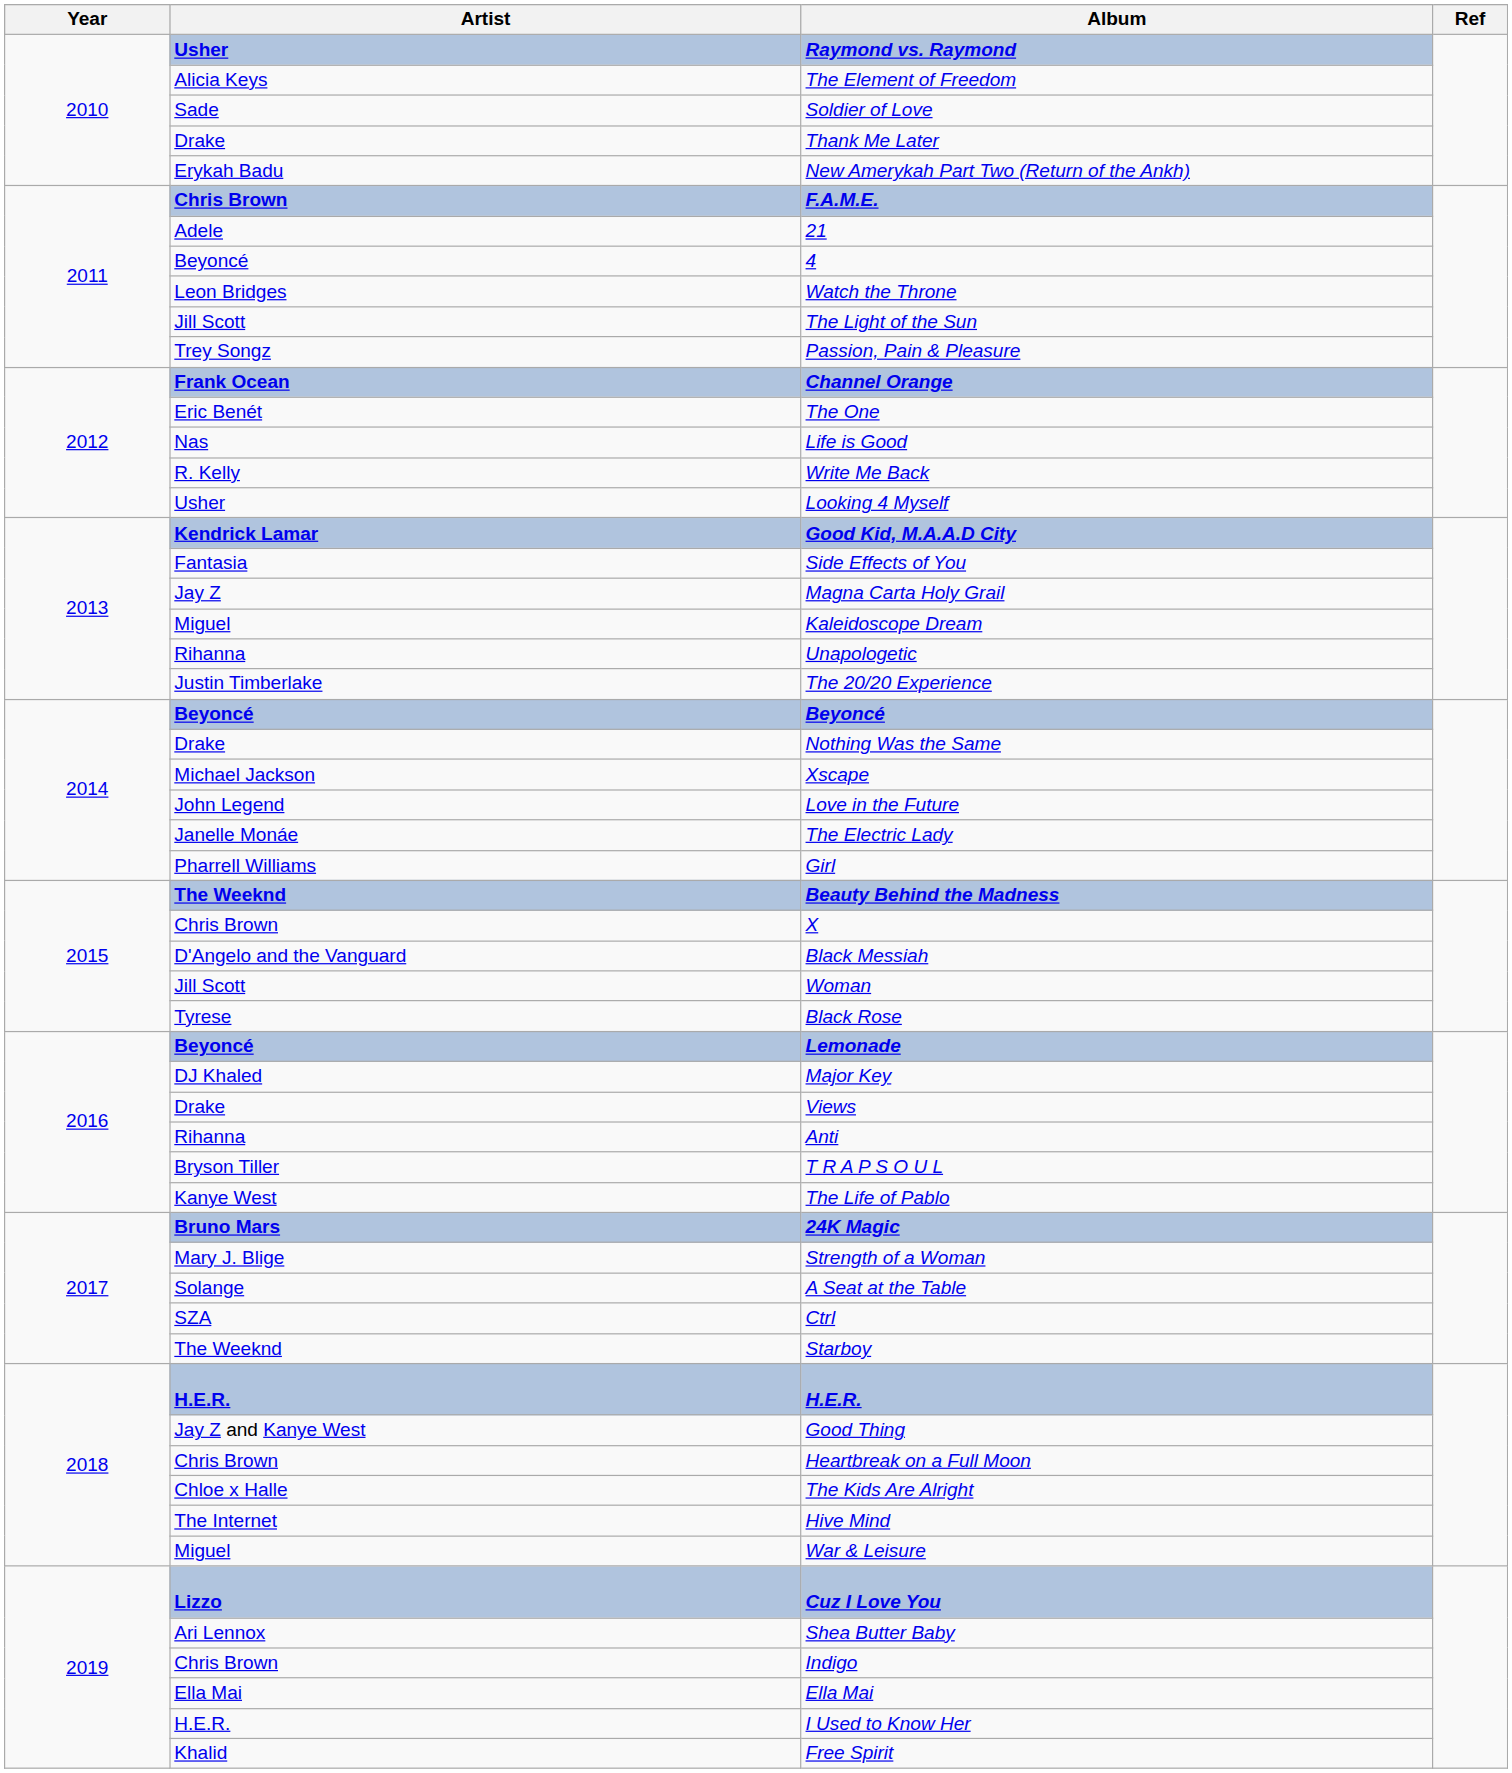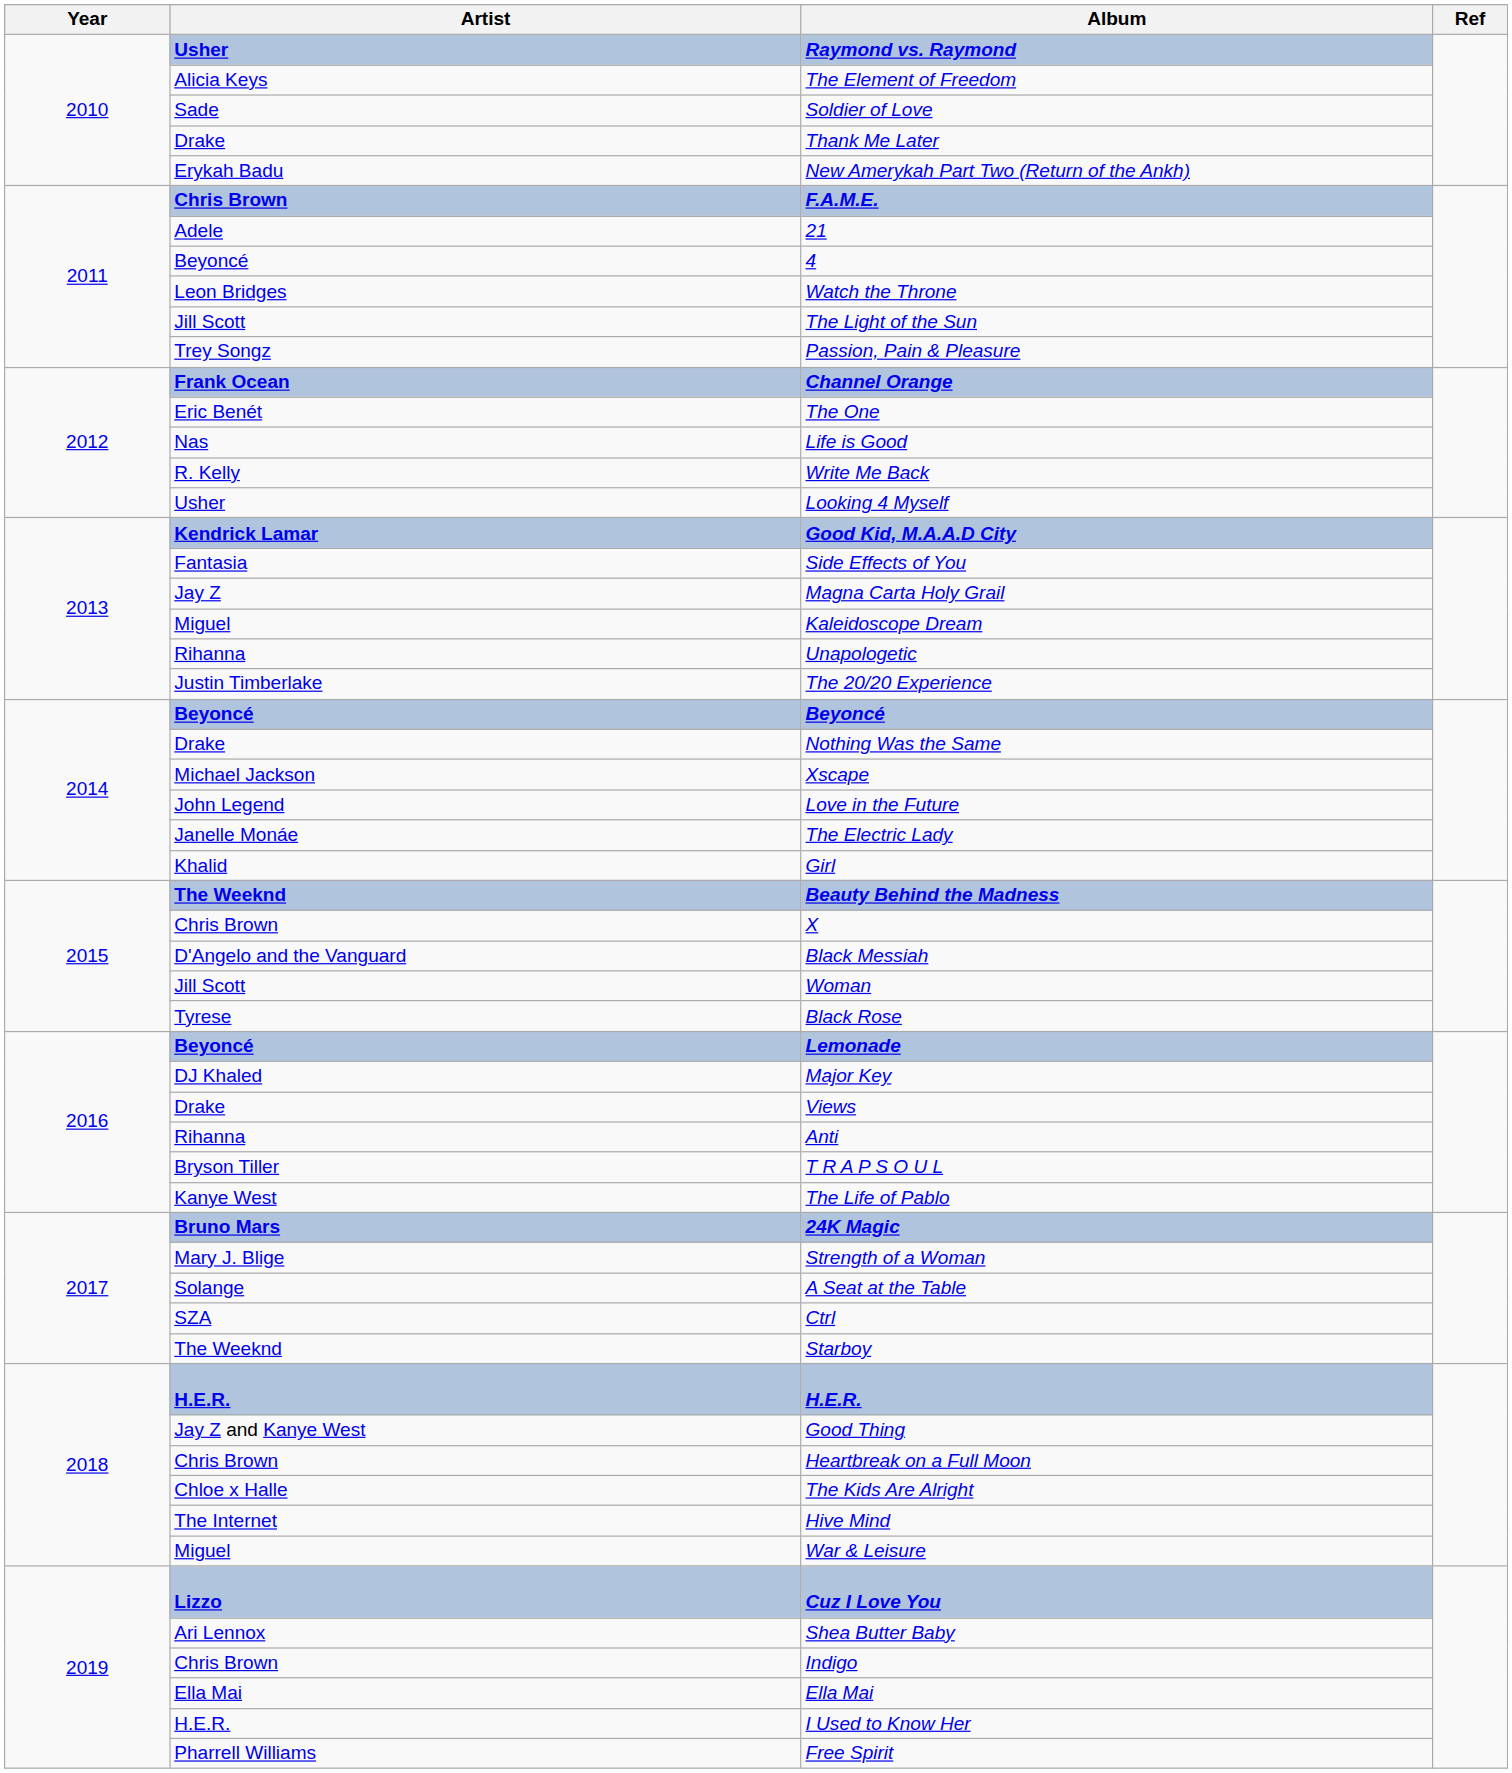(245, 865) Pharrell Williams -> (201, 865) Khalid
(201, 1753) Khalid -> (245, 1753) Pharrell Williams
